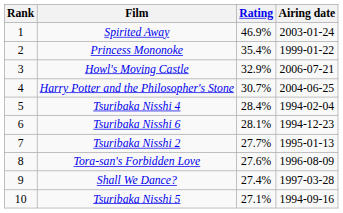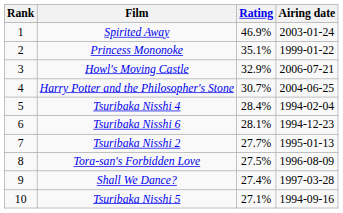(256, 50) 35.4% -> (256, 50) 35.1%
(256, 161) 27.6% -> (256, 161) 27.5%
